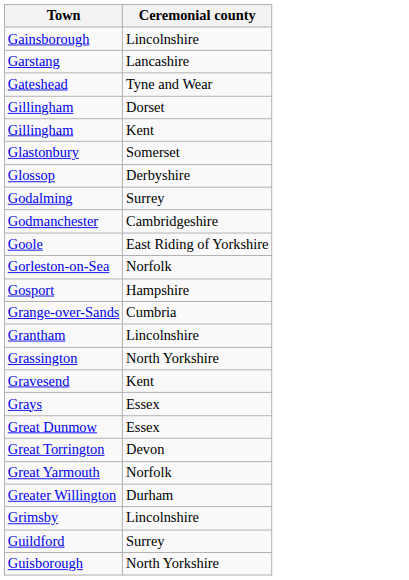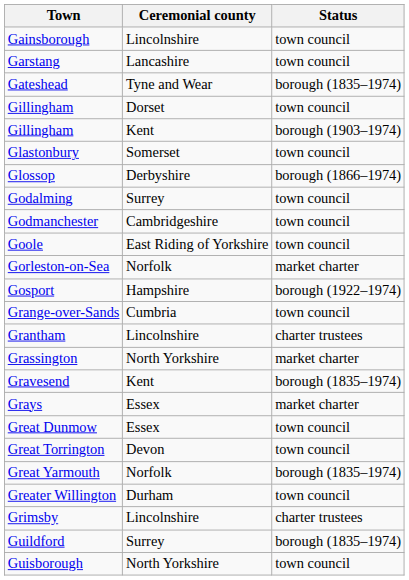+ column: (338, 15)
